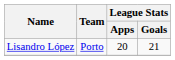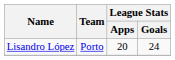(154, 47) 21 -> (154, 47) 24
